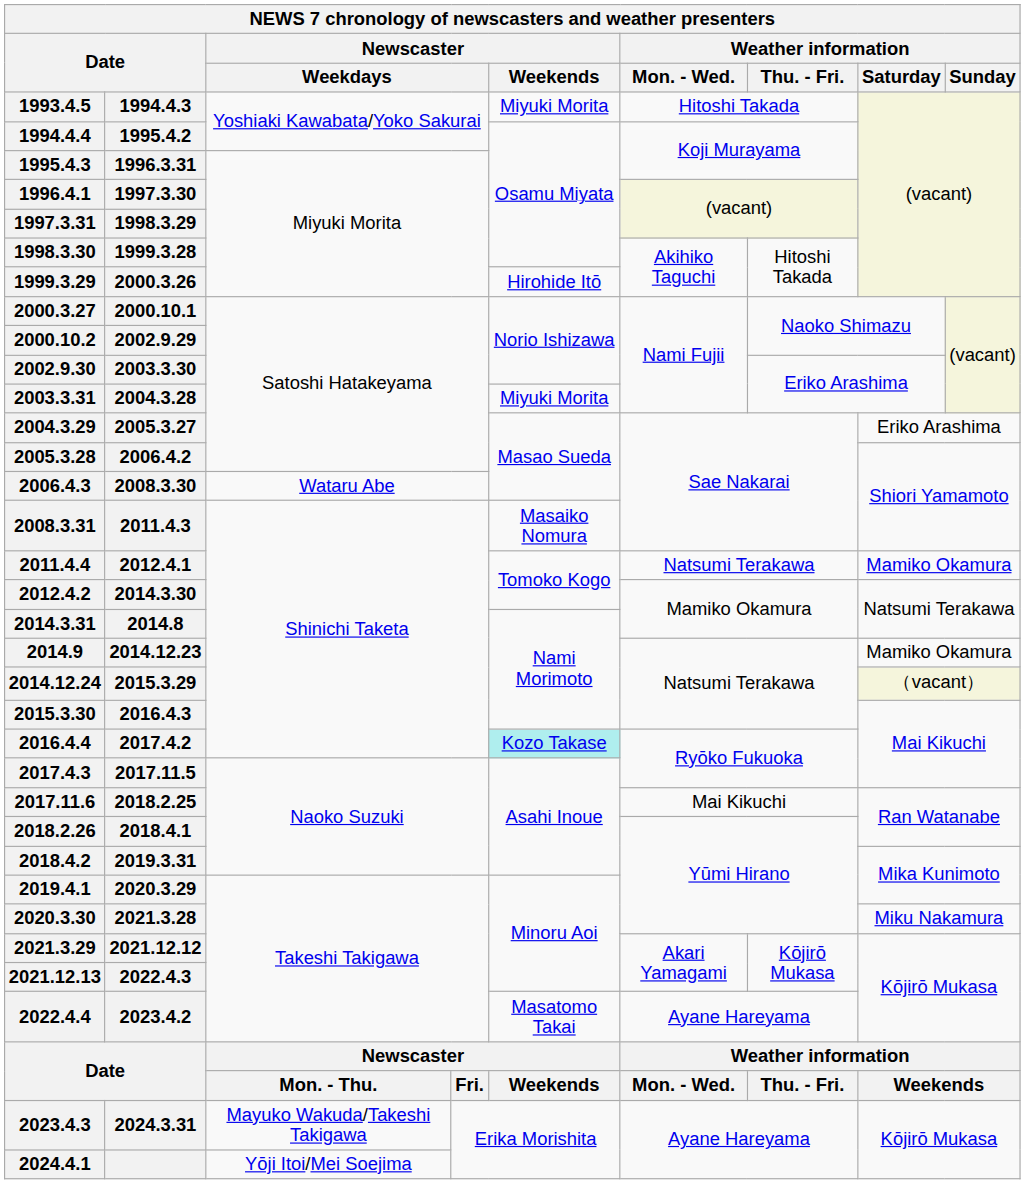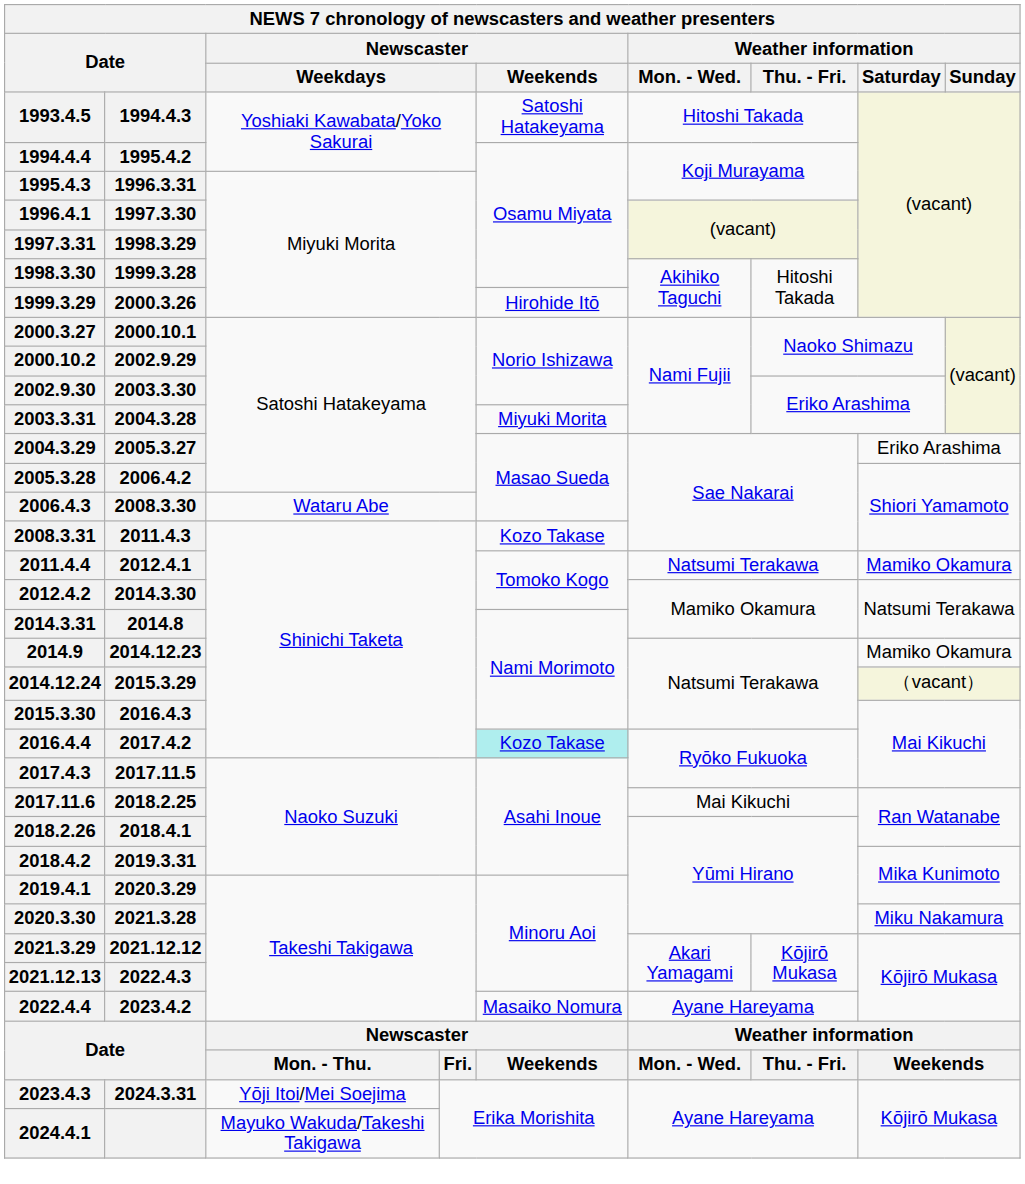(554, 106) Miyuki Morita -> (552, 116) Satoshi Hatakeyama
(554, 525) Masaiko Nomura -> (552, 535) Kozo Takase
(554, 1016) Masatomo Takai -> (552, 1006) Masaiko Nomura
(328, 1124) Mayuko Wakuda/Takeshi Takigawa -> (323, 1093) Yōji Itoi/Mei Soejima
(328, 1164) Yōji Itoi/Mei Soejima -> (323, 1133) Mayuko Wakuda/Takeshi Takigawa
